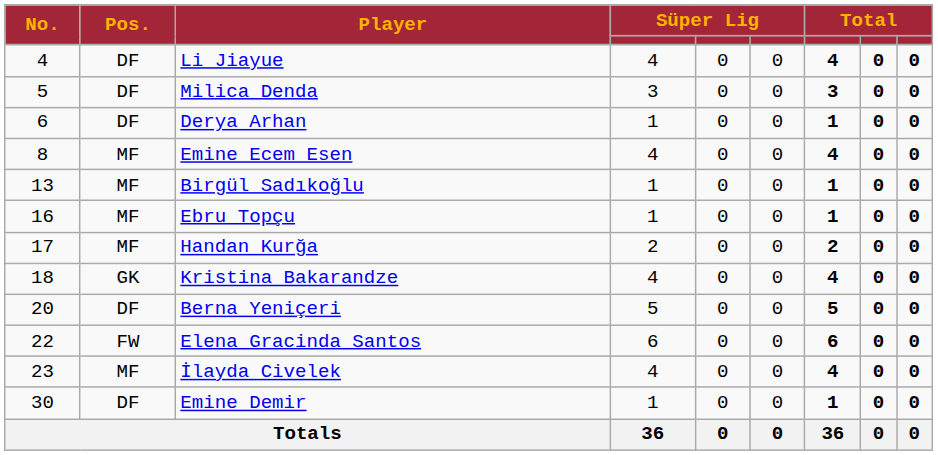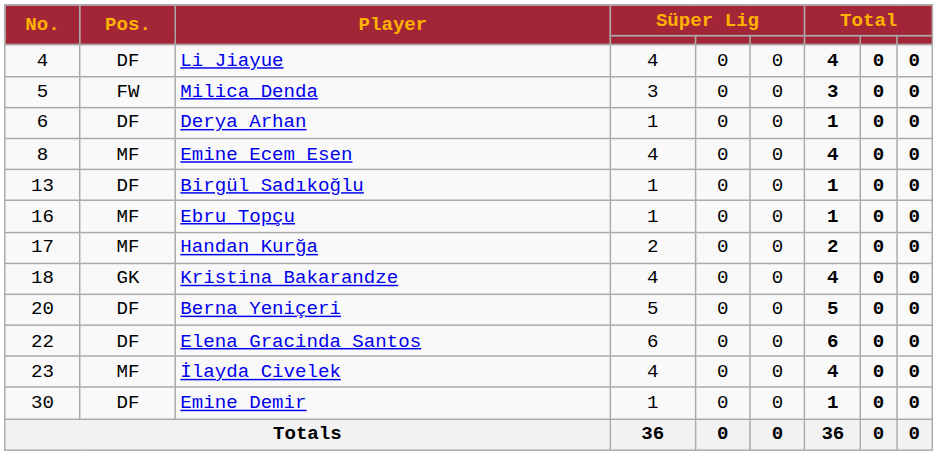(128, 92) DF -> (128, 92) FW
(128, 185) MF -> (128, 185) DF
(128, 341) FW -> (128, 341) DF
